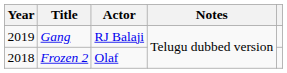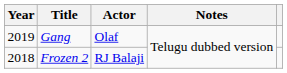(119, 36) RJ Balaji -> (106, 36) Olaf
(106, 57) Olaf -> (119, 57) RJ Balaji
